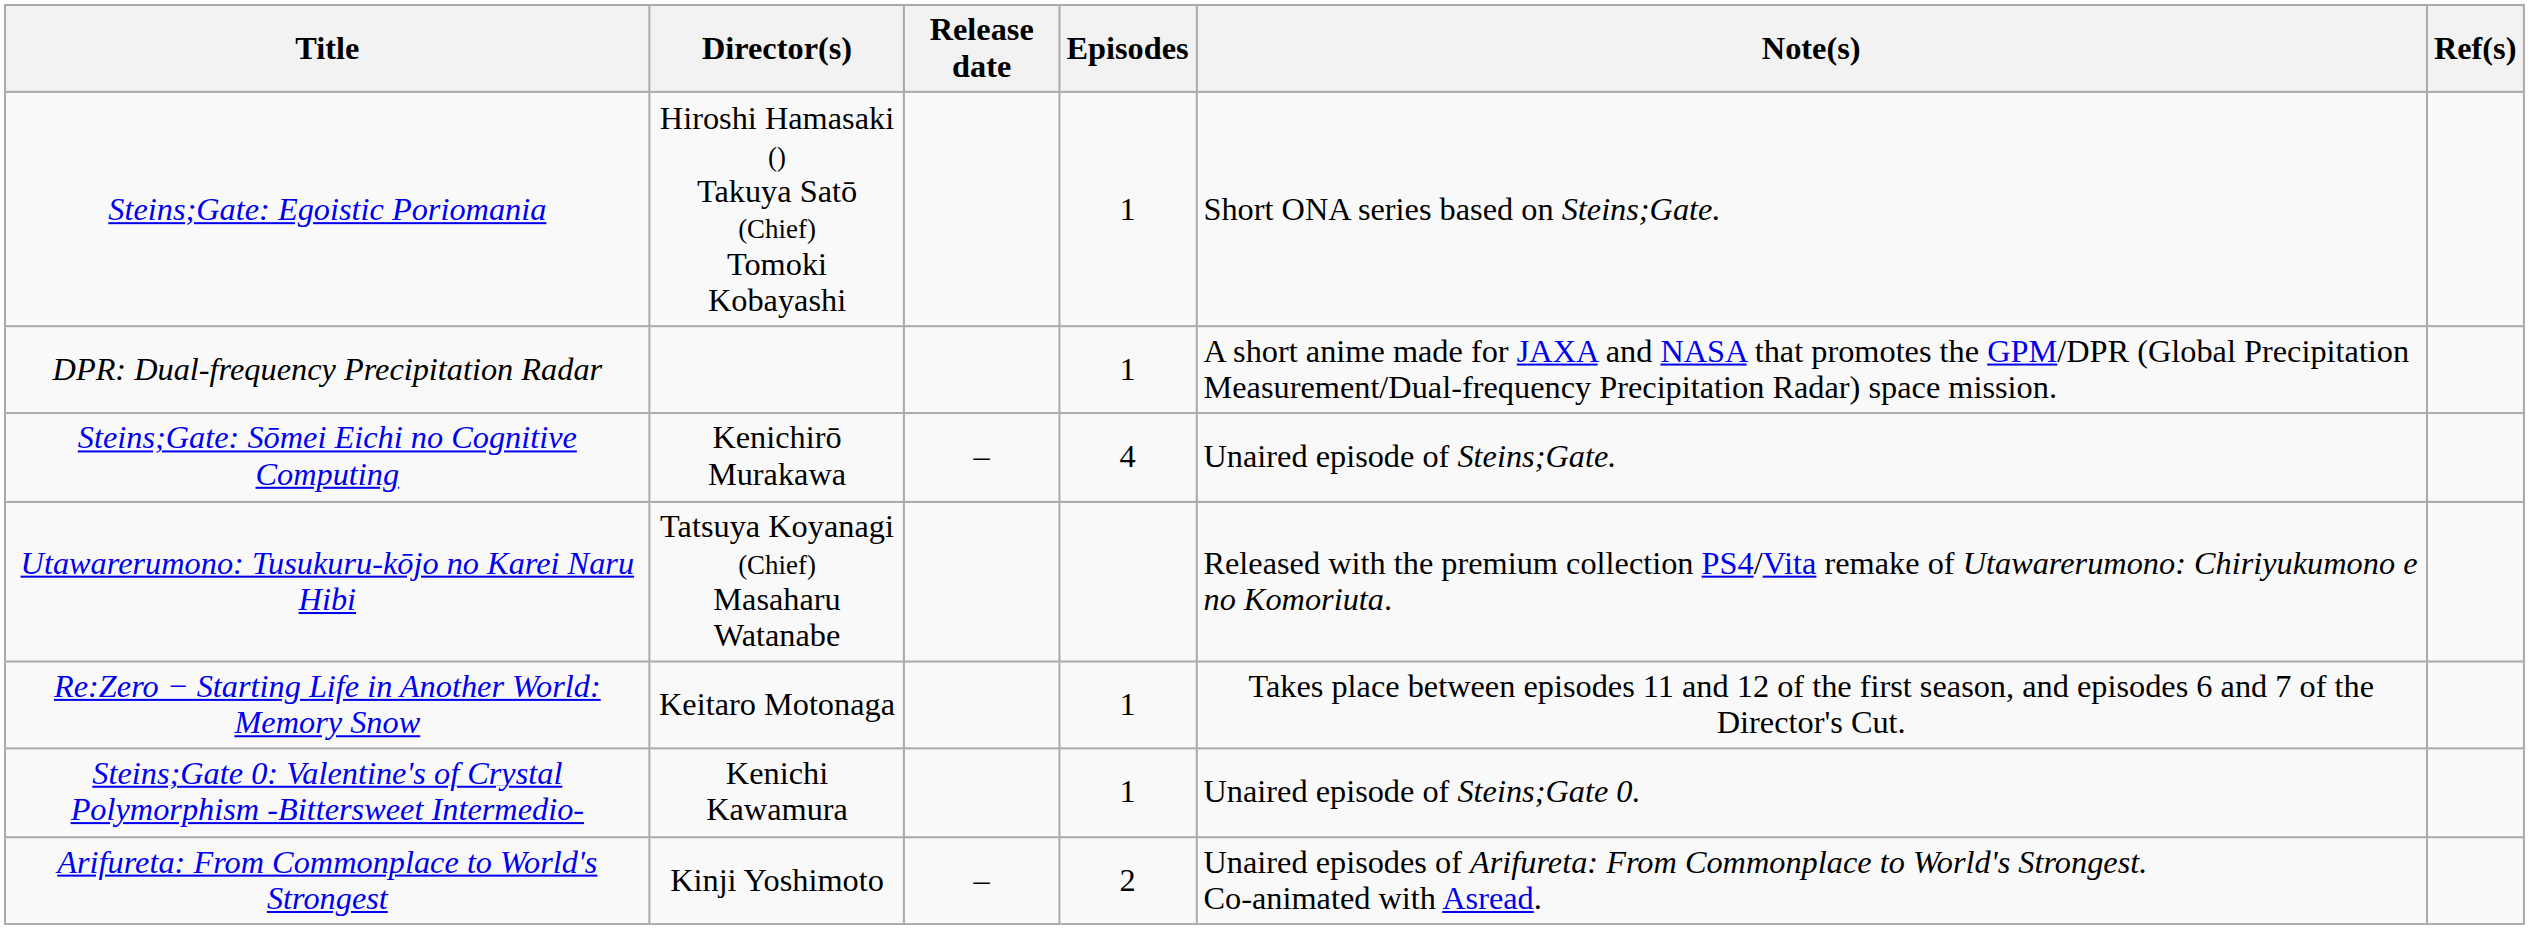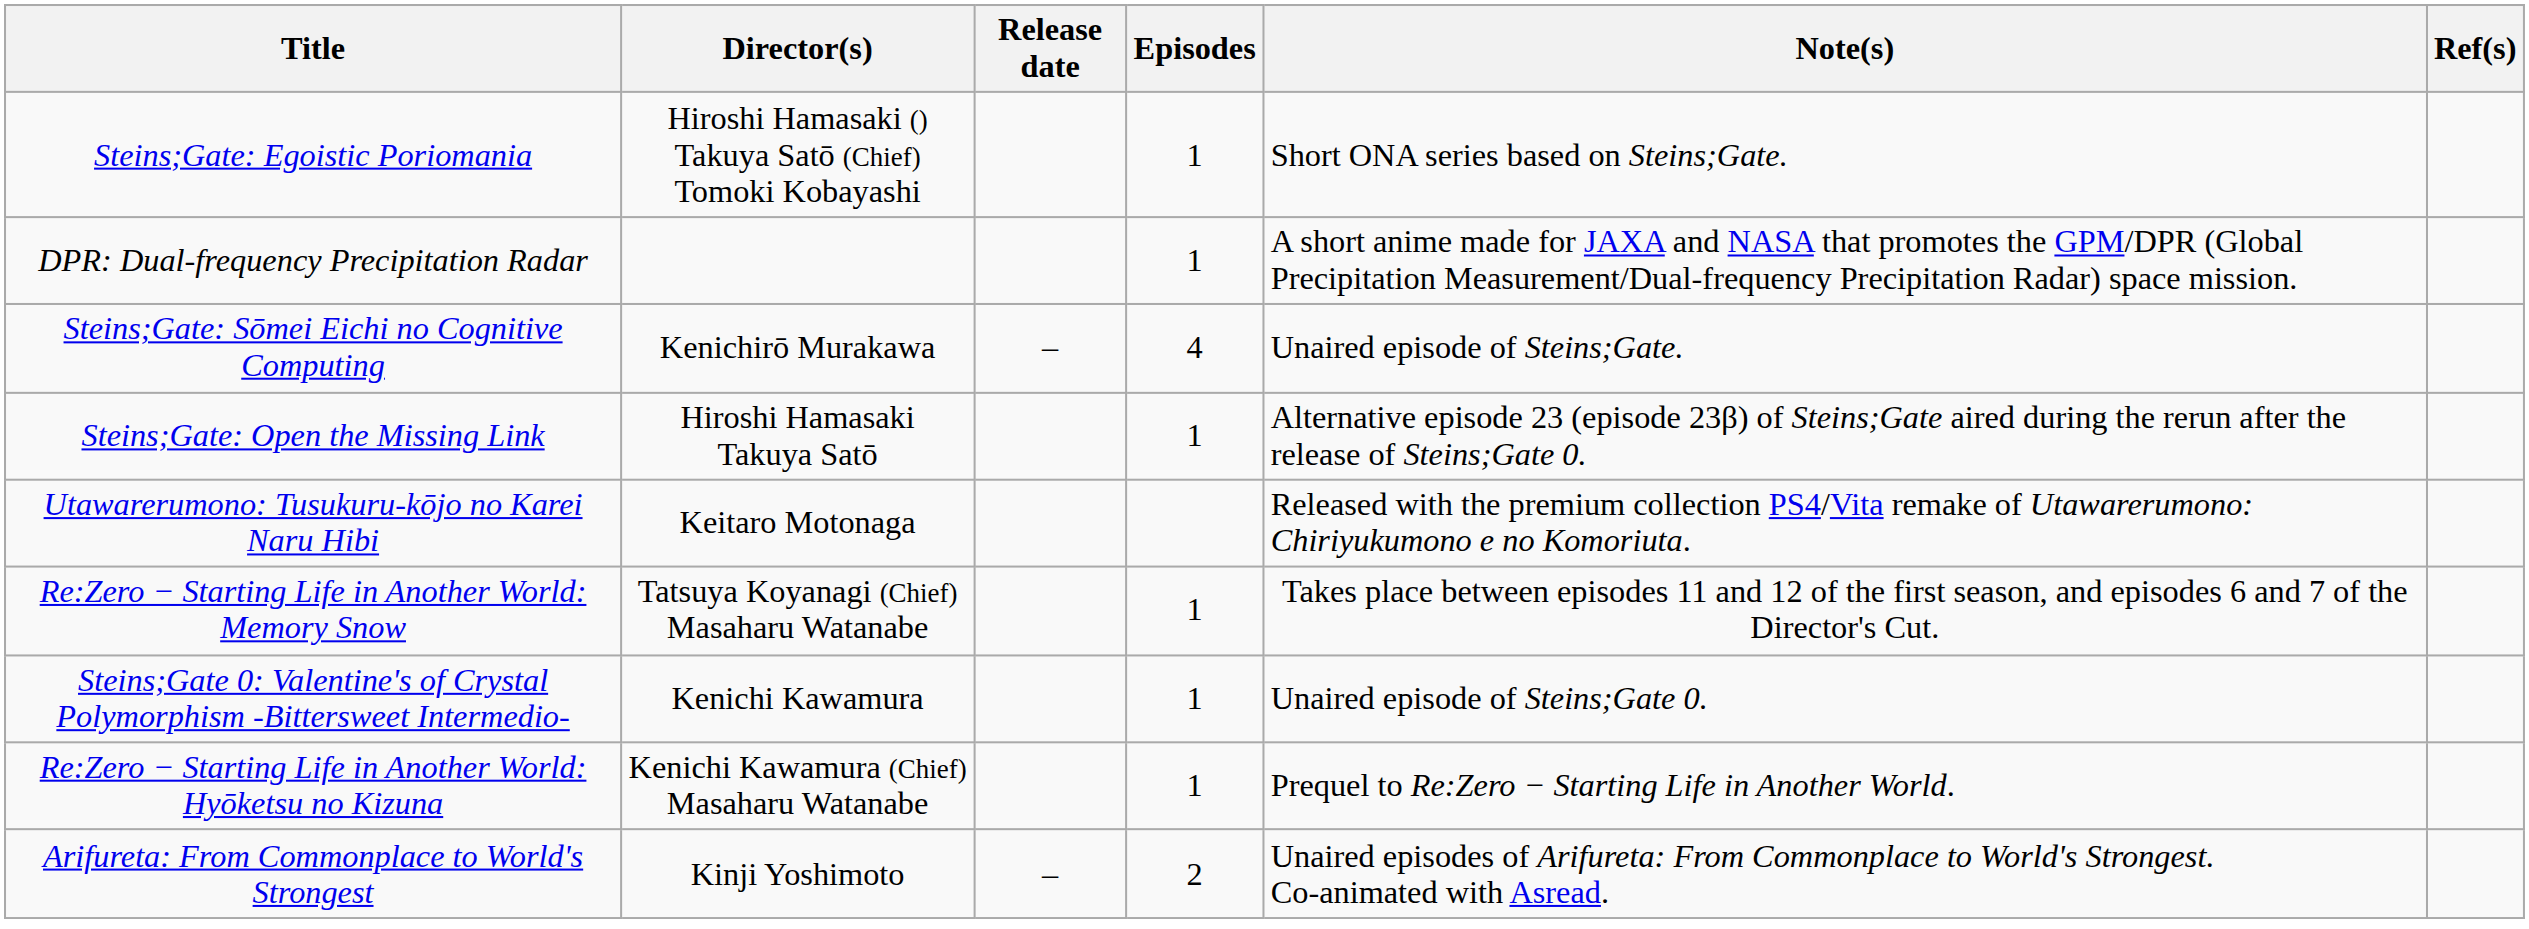+ row: (313, 435)
(777, 580) Tatsuya Koyanagi (Chief) Masaharu Watanabe -> (798, 522) Keitaro Motonaga
(777, 704) Keitaro Motonaga -> (798, 610) Tatsuya Koyanagi (Chief) Masaharu Watanabe
+ row: (313, 785)
